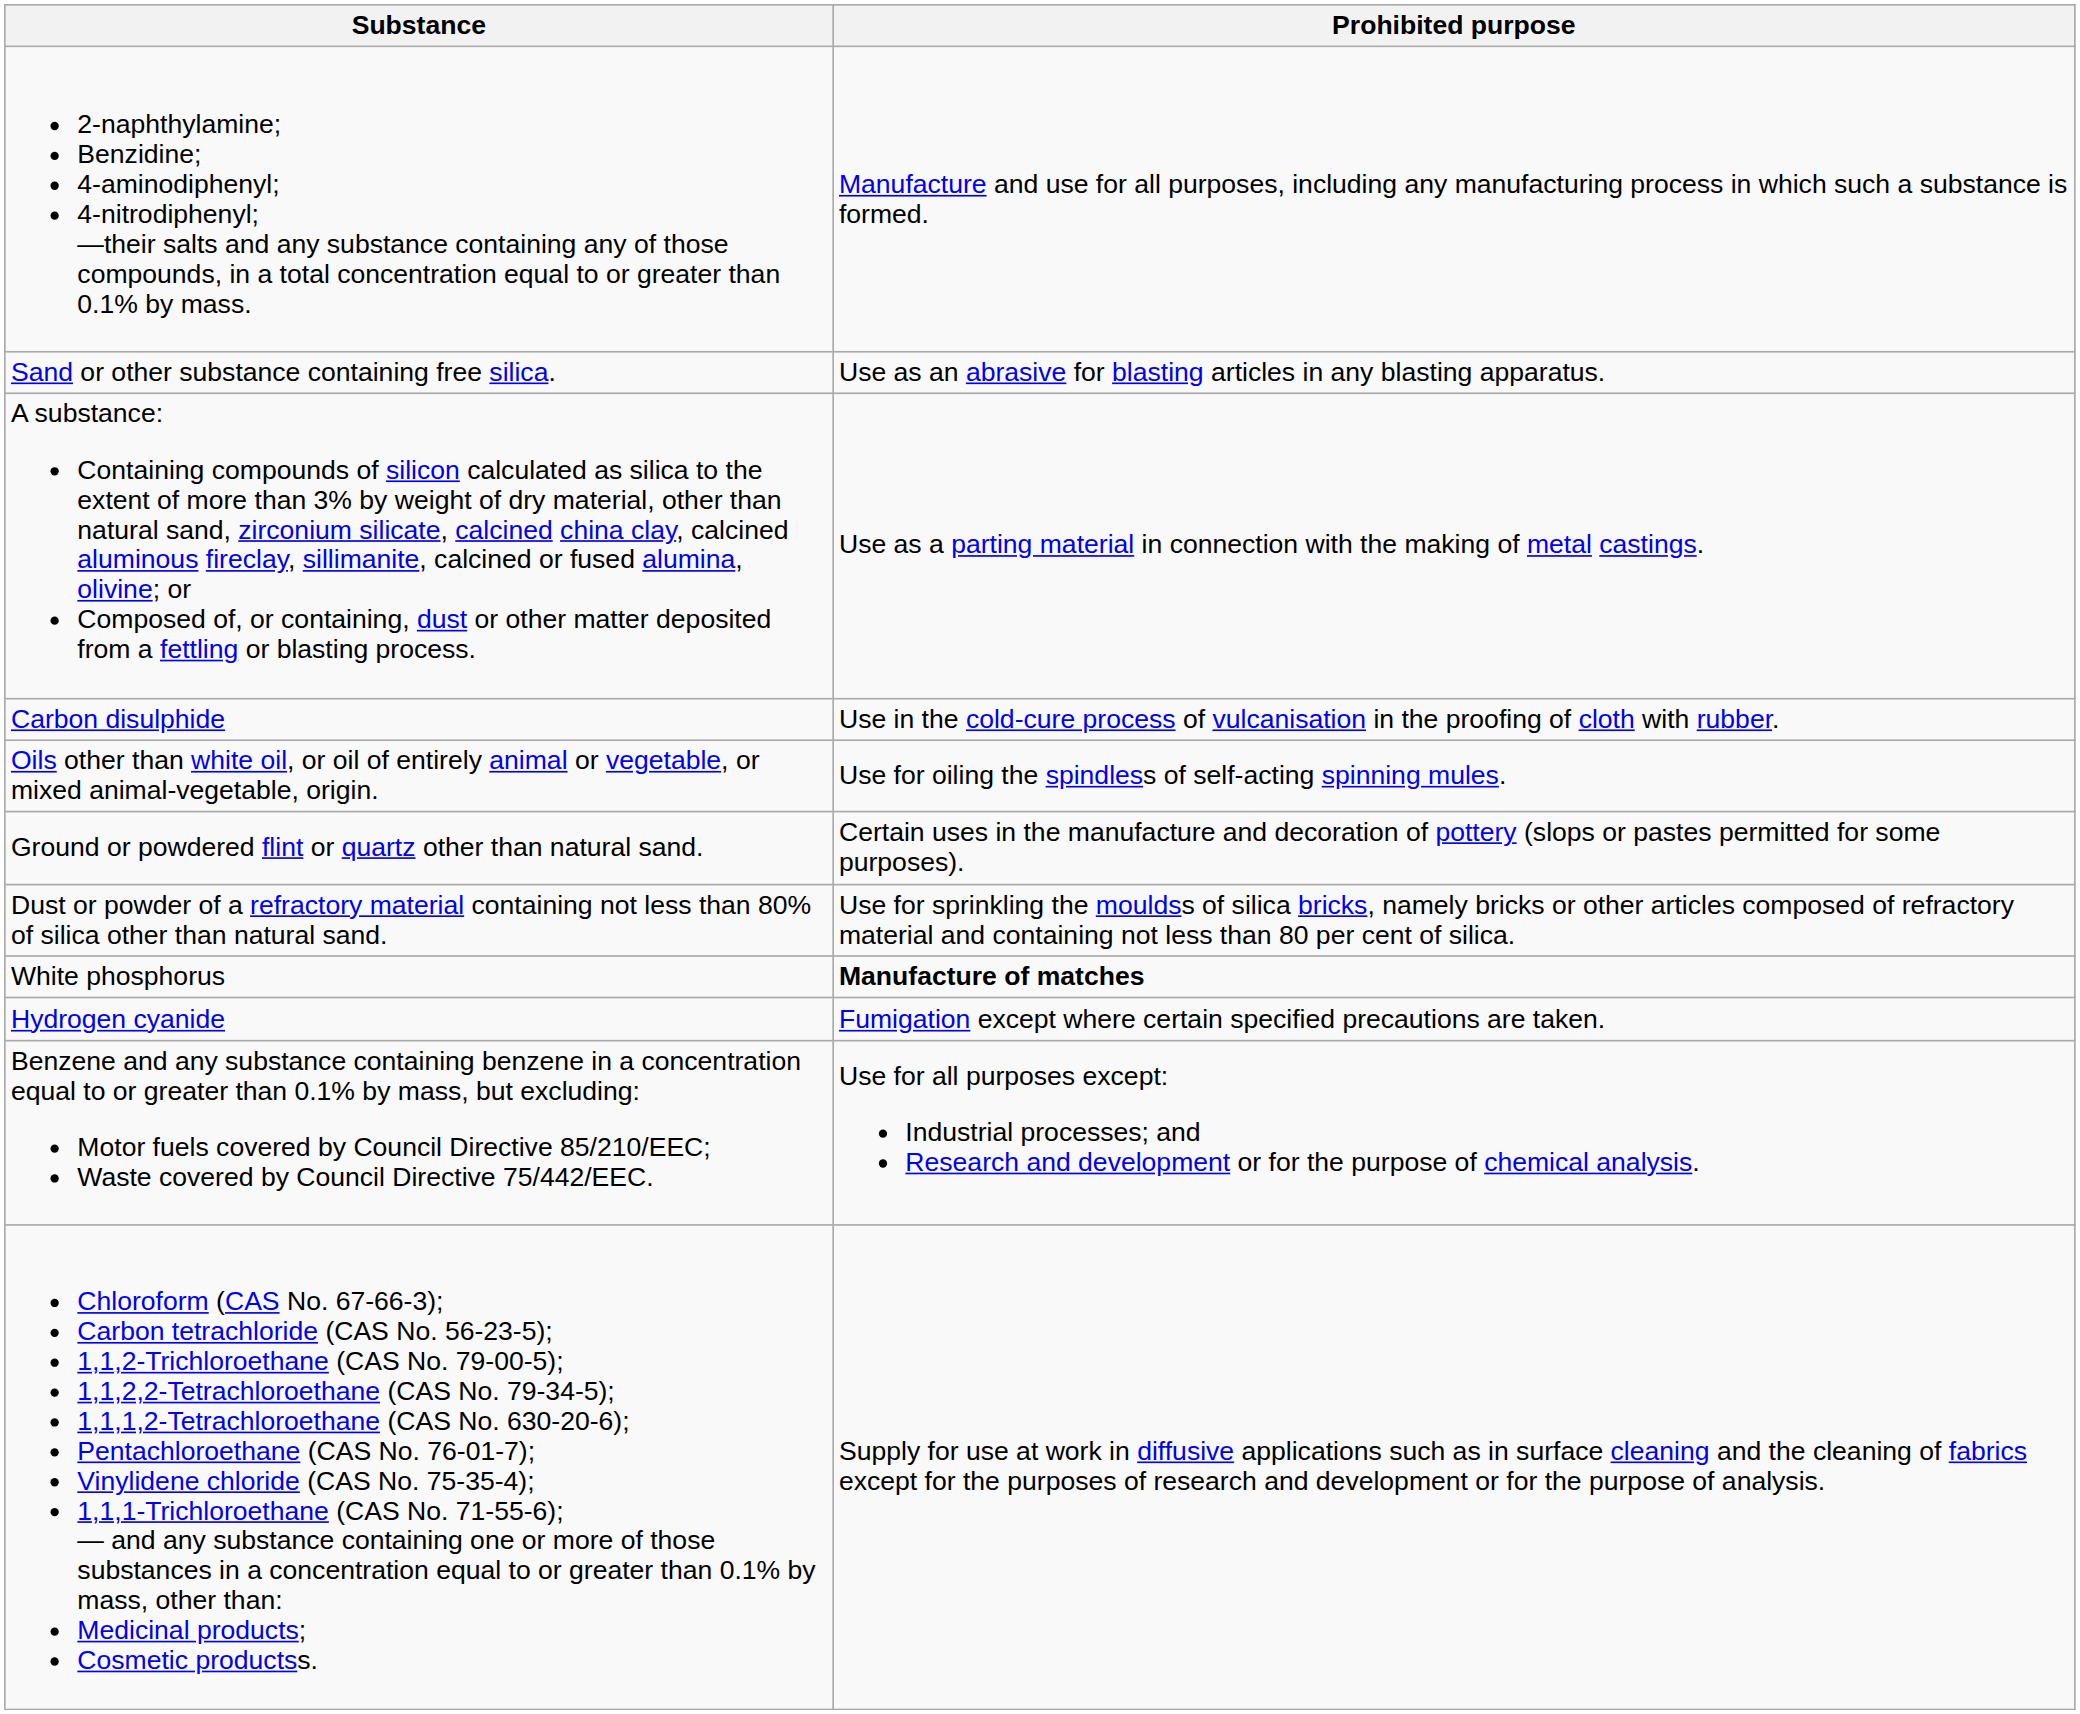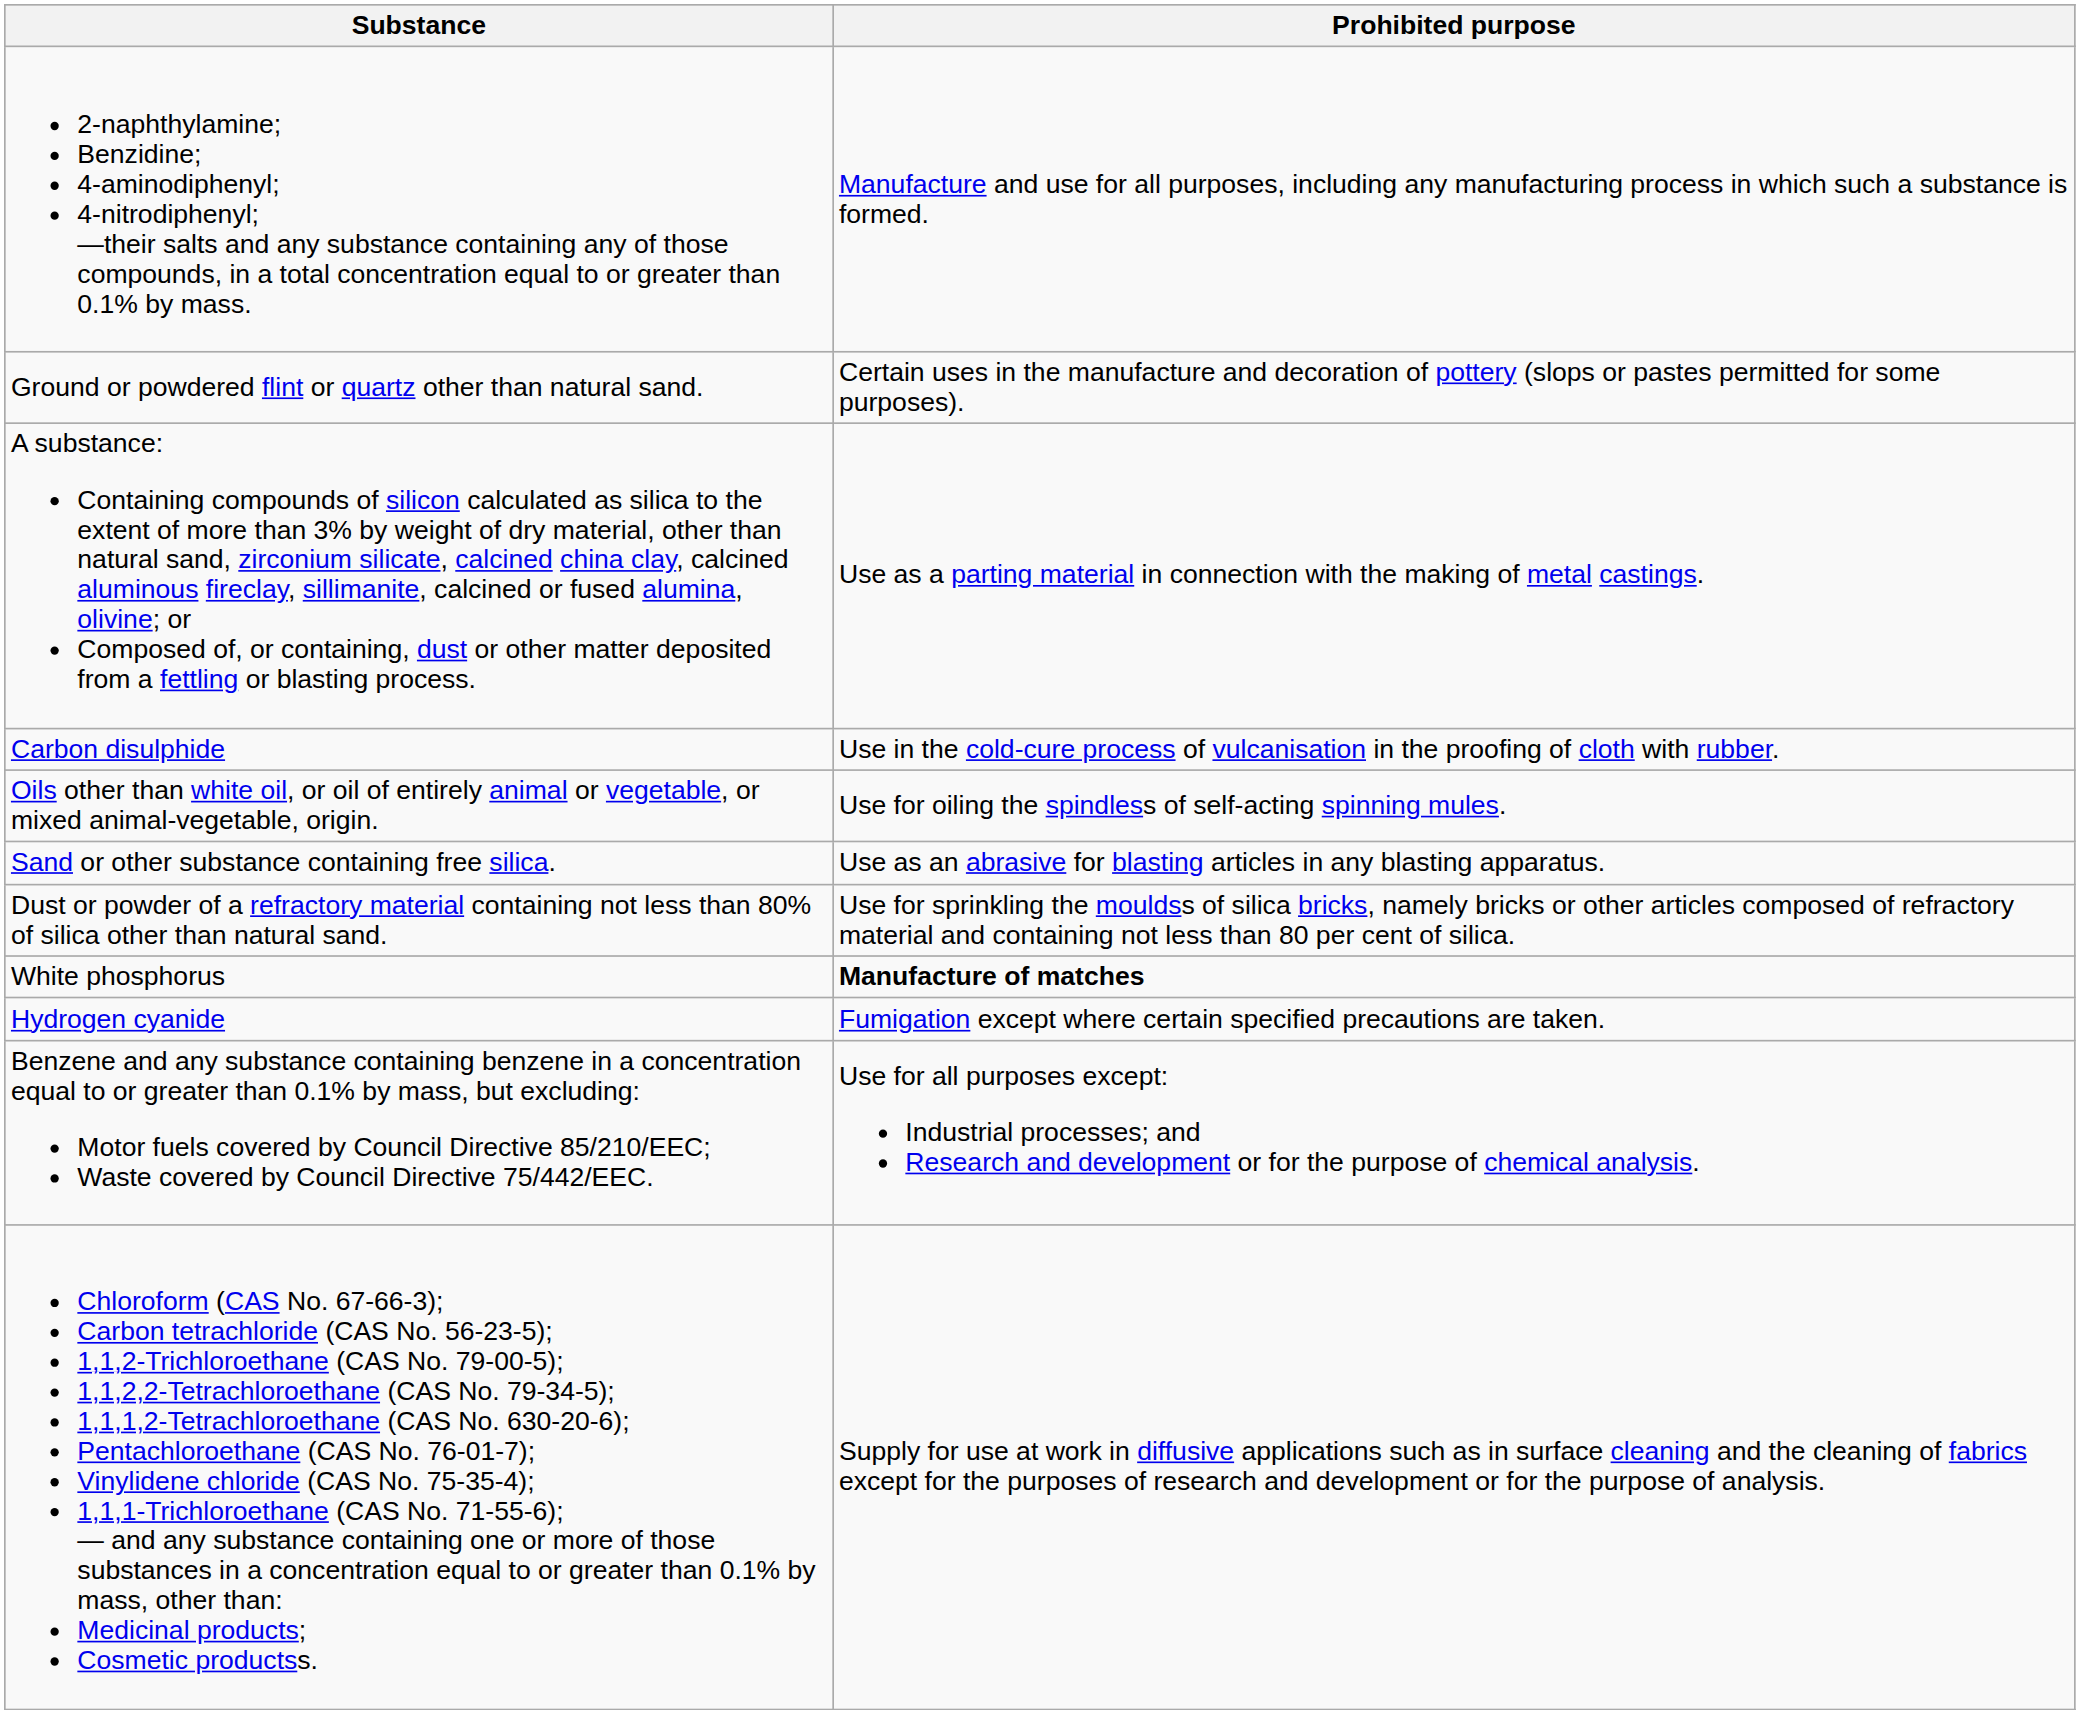rows swapped: (283, 372) <-> (357, 847)
